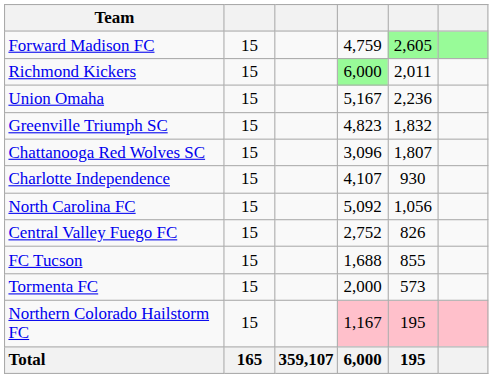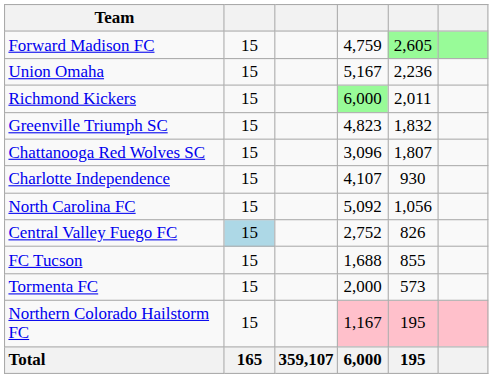rows swapped: (72, 71) <-> (56, 98)
(249, 233) no background -> (249, 233) lightblue background
